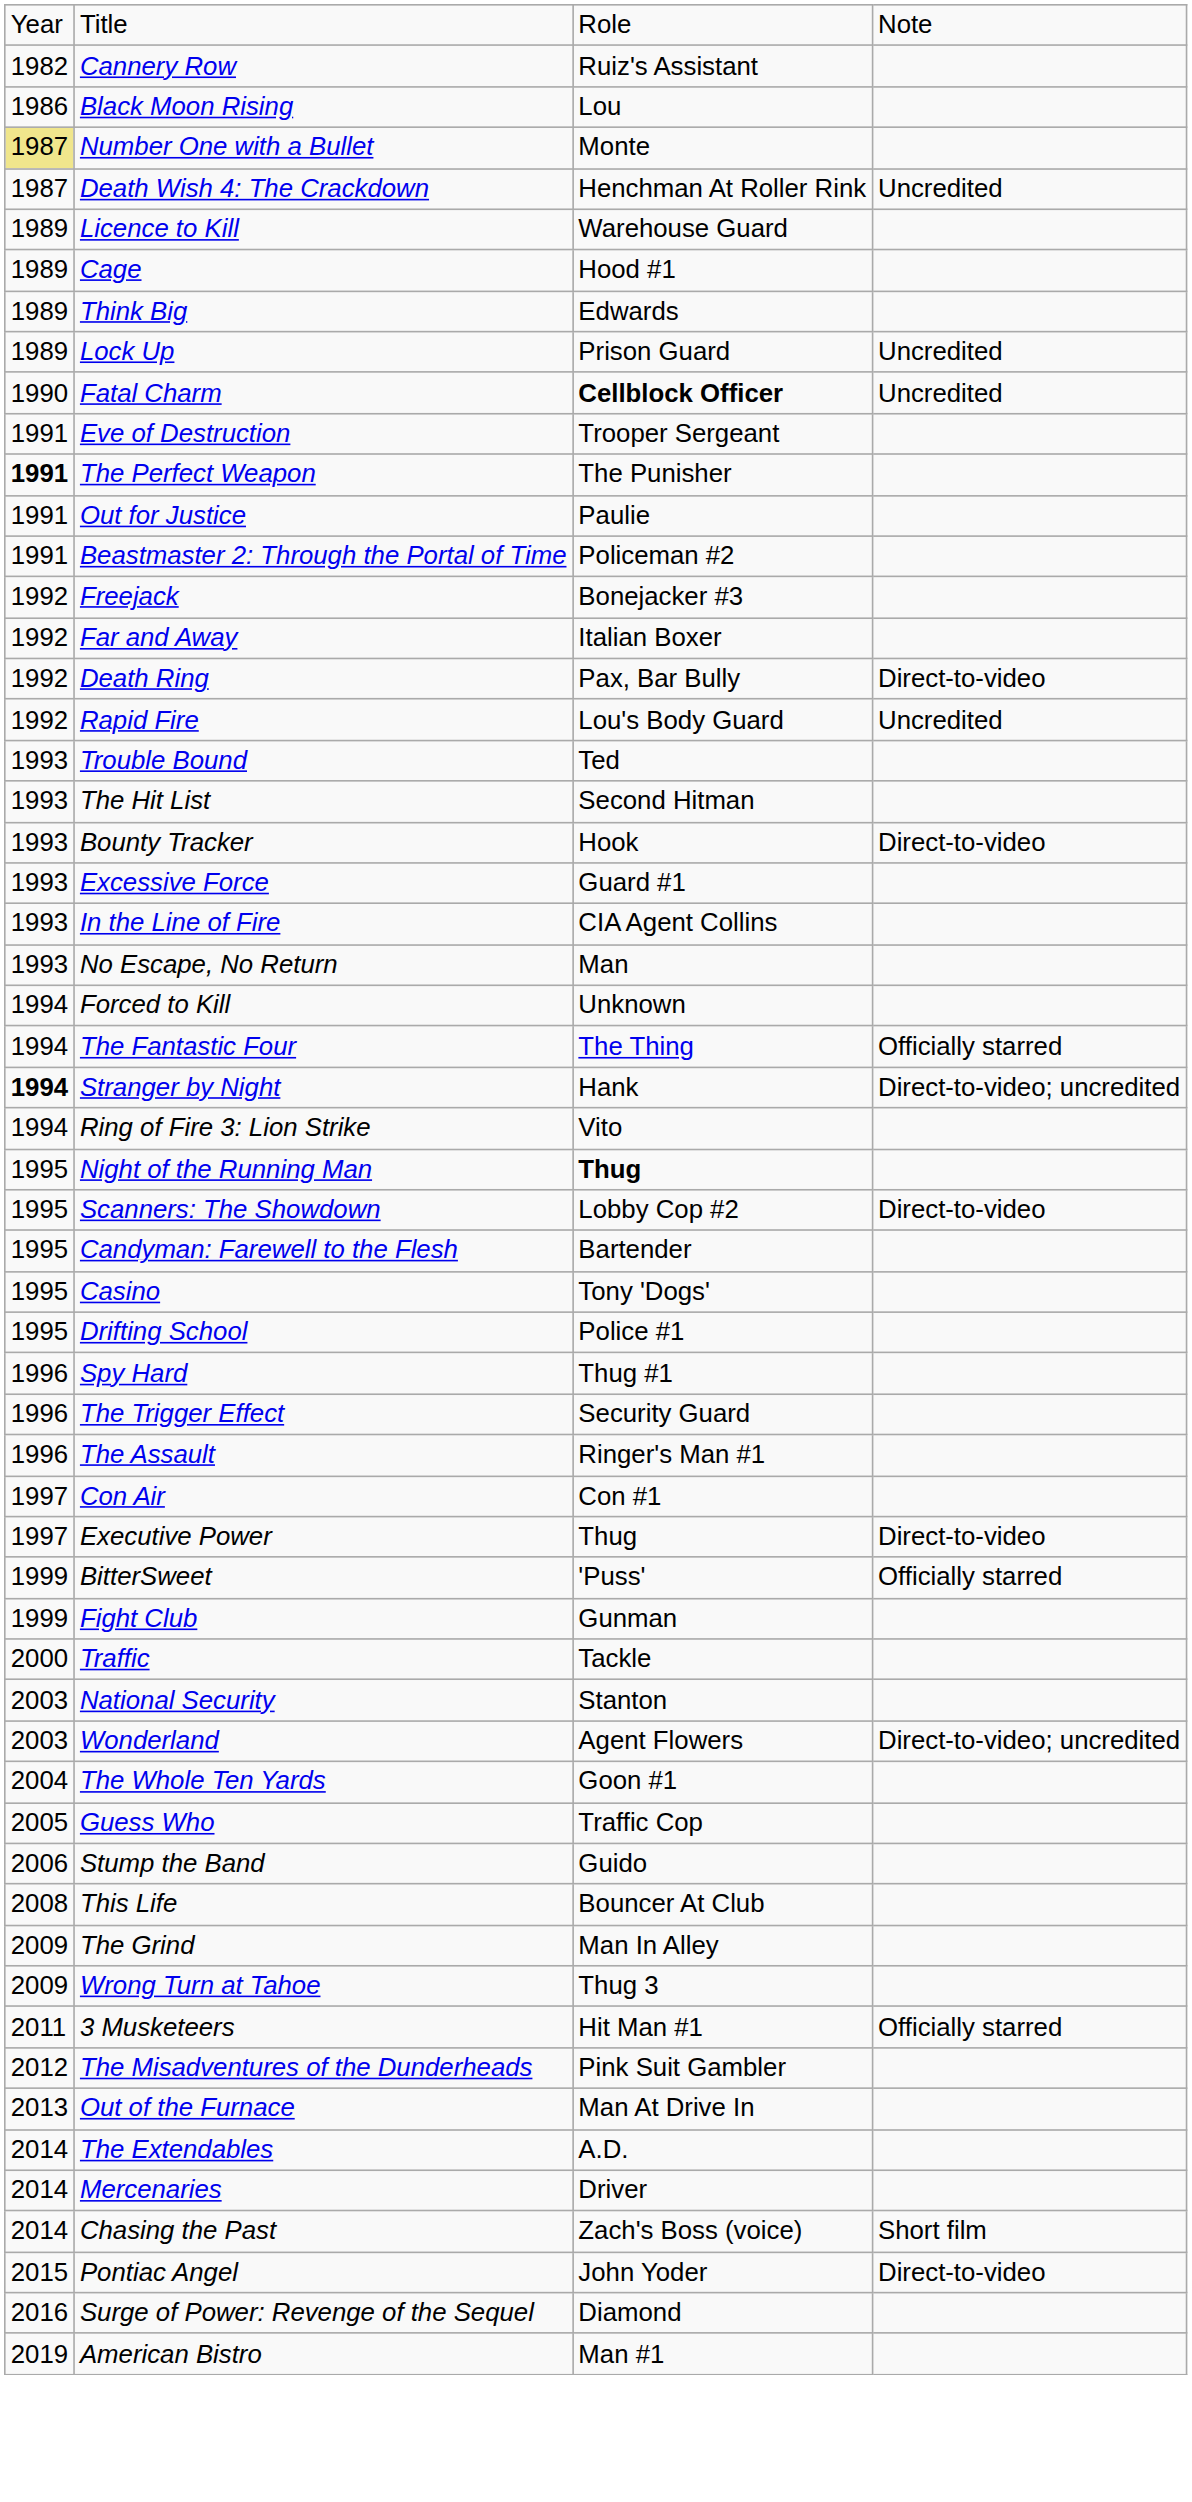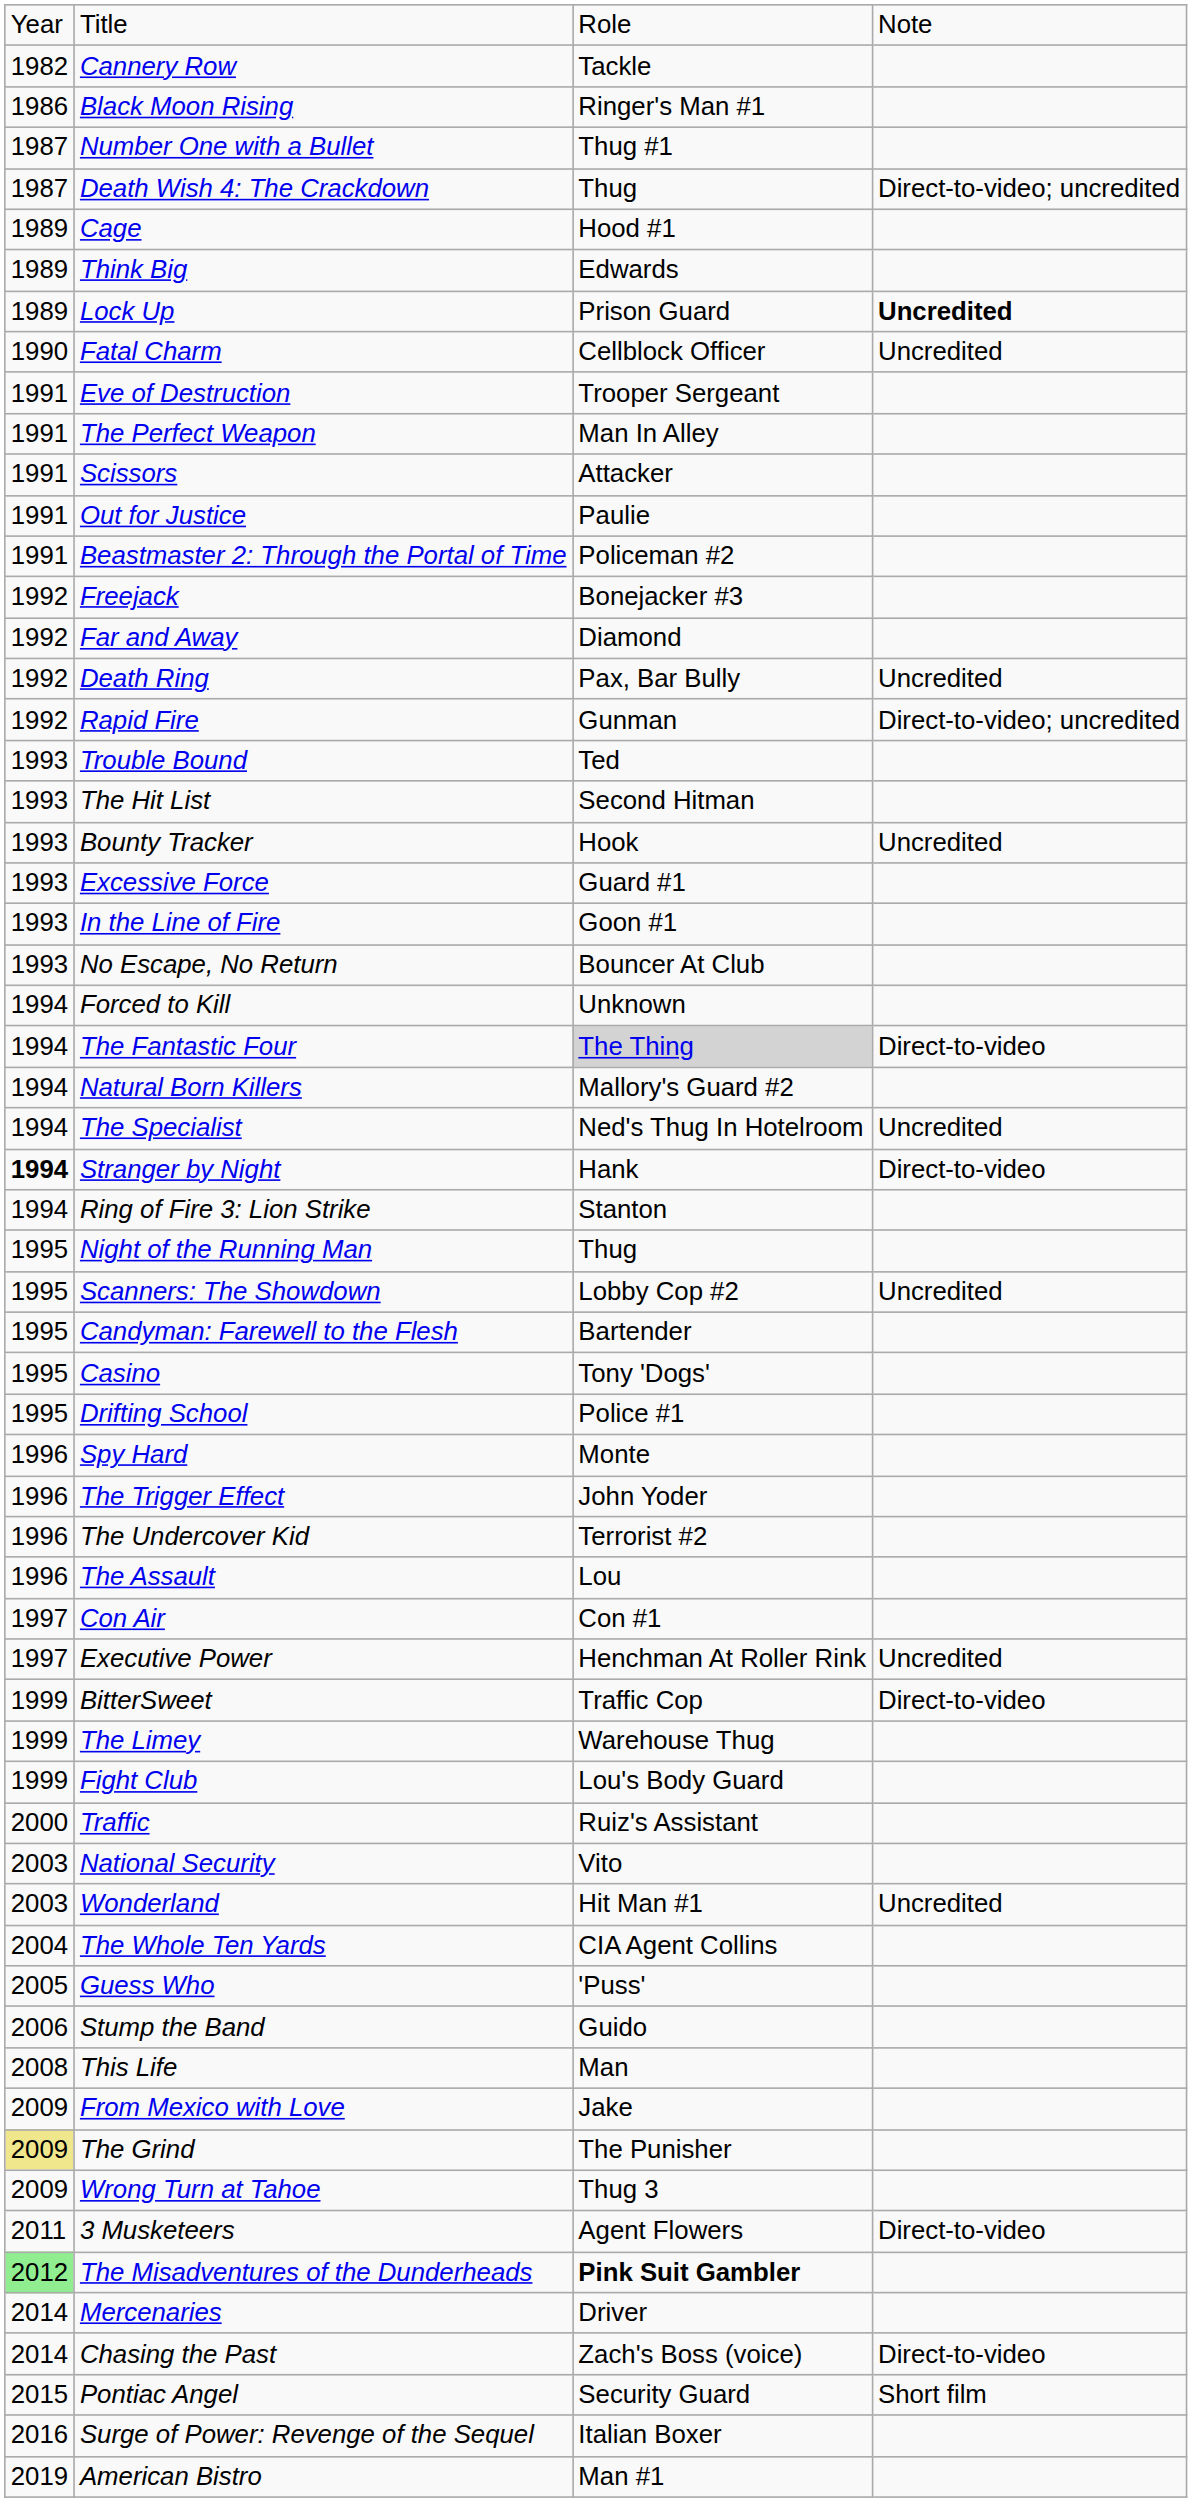(668, 65) Ruiz's Assistant -> (615, 65) Tackle
(600, 106) Lou -> (672, 106) Ringer's Man #1
(39, 147) khaki background -> (39, 147) no background
(614, 147) Monte -> (626, 147) Thug #1
(722, 188) Henchman At Roller Rink -> (608, 188) Thug
(940, 188) Uncredited -> (1029, 188) Direct-to-video; uncredited
- row: (159, 229)
(940, 351) normal -> (945, 310) bold
(681, 392) bold -> (672, 351) normal
(39, 474) bold -> (39, 433) normal
(655, 474) The Punisher -> (649, 433) Man In Alley
+ row: (129, 474)
(650, 637) Italian Boxer -> (630, 637) Diamond
(962, 678) Direct-to-video -> (940, 678) Uncredited
(681, 719) Lou's Body Guard -> (628, 719) Gunman
(940, 719) Uncredited -> (1029, 719) Direct-to-video; uncredited
(962, 842) Direct-to-video -> (940, 842) Uncredited
(678, 923) CIA Agent Collins -> (628, 923) Goon #1
(603, 964) Man -> (671, 964) Bouncer At Club
(636, 1046) no background -> (636, 1046) lightgrey background
(970, 1046) Officially starred -> (962, 1046) Direct-to-video
+ row: (191, 1087)
+ row: (161, 1127)
(1029, 1087) Direct-to-video; uncredited -> (962, 1168) Direct-to-video
(600, 1127) Vito -> (623, 1209) Stanton
(610, 1168) bold -> (608, 1250) normal
(962, 1209) Direct-to-video -> (940, 1291) Uncredited
(626, 1373) Thug #1 -> (614, 1454) Monte
(664, 1413) Security Guard -> (643, 1495) John Yoder
+ row: (194, 1536)
(672, 1454) Ringer's Man #1 -> (600, 1577) Lou
(608, 1536) Thug -> (722, 1659) Henchman At Roller Rink
(962, 1536) Direct-to-video -> (940, 1659) Uncredited
(612, 1577) 'Puss' -> (641, 1699) Traffic Cop
(970, 1577) Officially starred -> (962, 1699) Direct-to-video
+ row: (140, 1740)
(628, 1618) Gunman -> (681, 1781) Lou's Body Guard
(615, 1659) Tackle -> (668, 1822) Ruiz's Assistant
(623, 1699) Stanton -> (600, 1863) Vito
(661, 1740) Agent Flowers -> (641, 1904) Hit Man #1
(1029, 1740) Direct-to-video; uncredited -> (940, 1904) Uncredited
(628, 1781) Goon #1 -> (678, 1945) CIA Agent Collins
(641, 1822) Traffic Cop -> (612, 1985) 'Puss'
(671, 1904) Bouncer At Club -> (603, 2067) Man
+ row: (212, 2108)
(39, 1945) no background -> (39, 2149) khaki background
(649, 1945) Man In Alley -> (655, 2149) The Punisher
(641, 2026) Hit Man #1 -> (661, 2231) Agent Flowers
(970, 2026) Officially starred -> (962, 2231) Direct-to-video
(39, 2067) no background -> (39, 2271) lightgreen background
(682, 2067) normal -> (689, 2271) bold
- row: (187, 2108)
- row: (177, 2149)
(932, 2231) Short film -> (962, 2353) Direct-to-video
(643, 2271) John Yoder -> (664, 2394) Security Guard
(962, 2271) Direct-to-video -> (932, 2394) Short film
(630, 2312) Diamond -> (650, 2435) Italian Boxer
